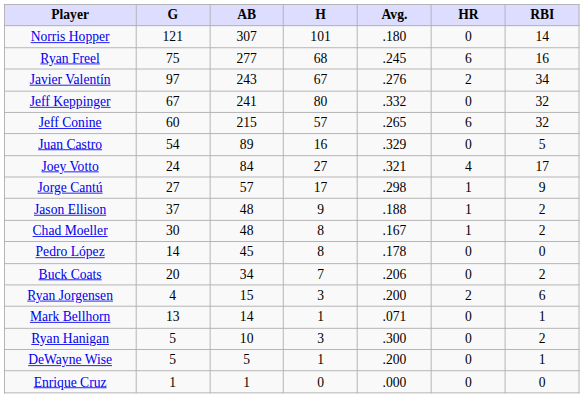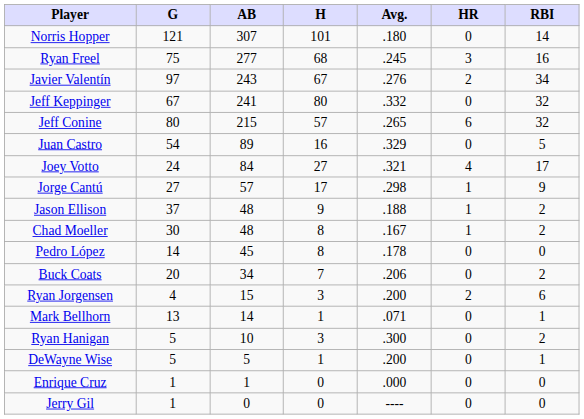(468, 58) 6 -> (468, 58) 3
(173, 123) 60 -> (173, 123) 80
+ row: (70, 403)
